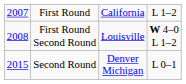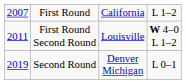(18, 36) 2008 -> (18, 36) 2011
(18, 65) 2015 -> (18, 65) 2019
